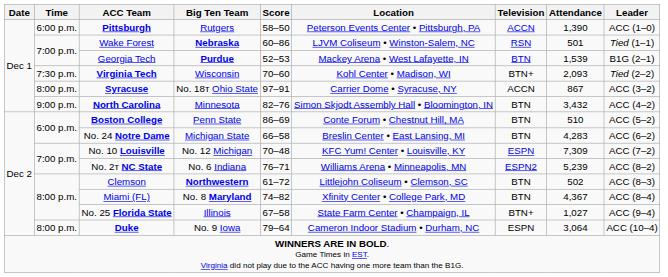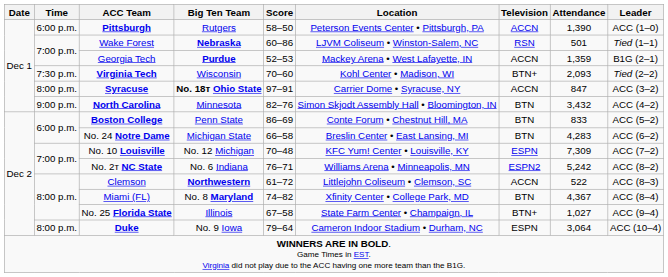(521, 58) BTN -> (525, 58) ACCN
(575, 58) 1,539 -> (579, 58) 1,359
(217, 89) normal -> (219, 89) bold
(575, 89) 867 -> (579, 89) 847
(575, 120) 510 -> (579, 120) 833
(575, 166) 5,239 -> (579, 166) 5,242
(521, 182) BTN -> (525, 182) ACCN
(575, 182) 502 -> (579, 182) 522
